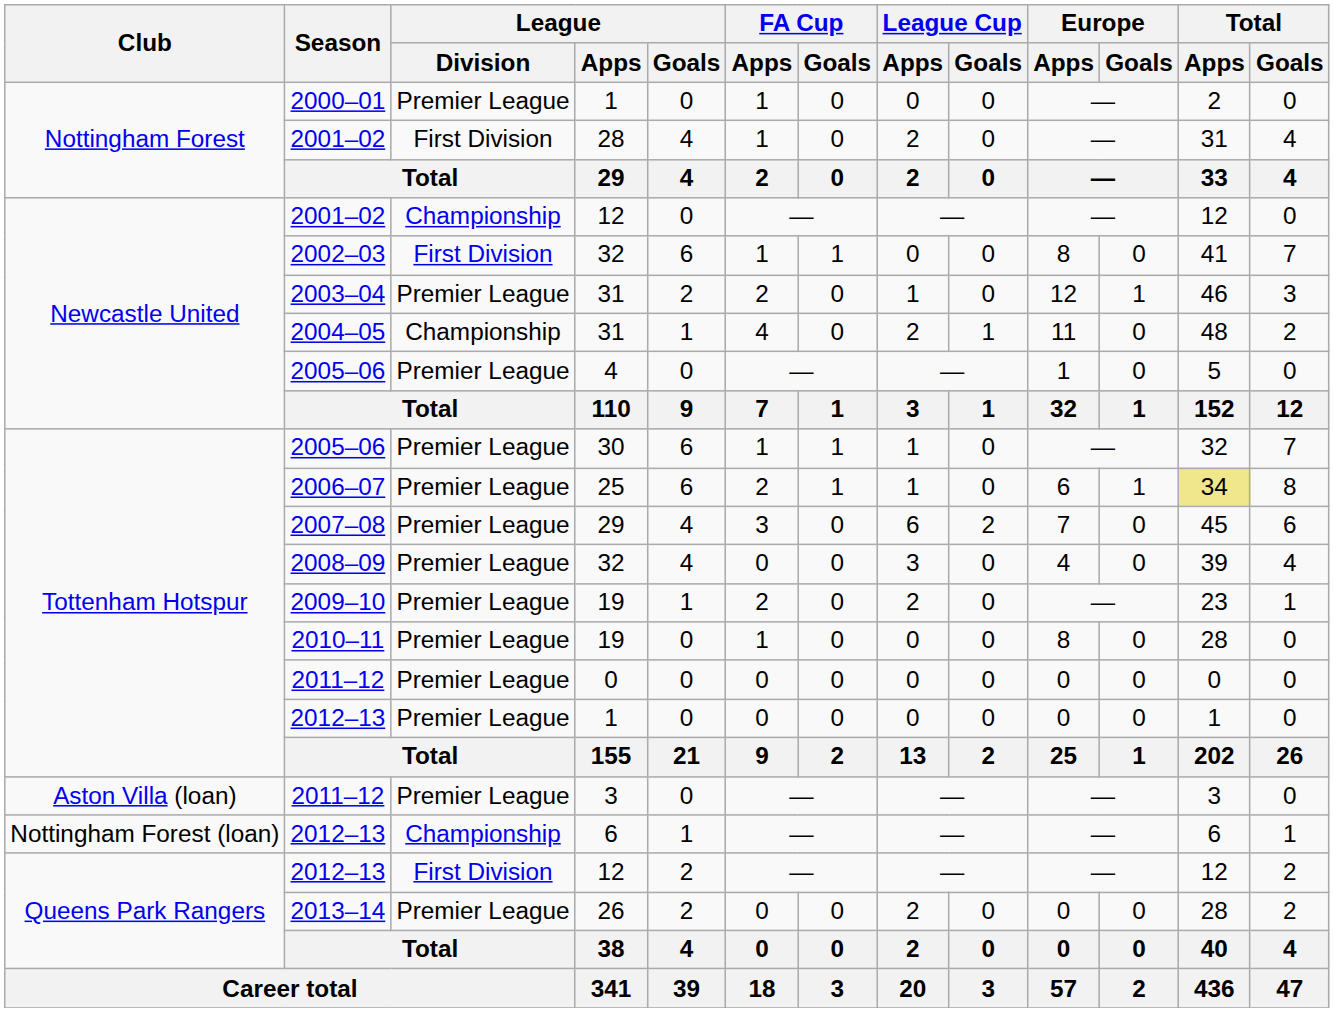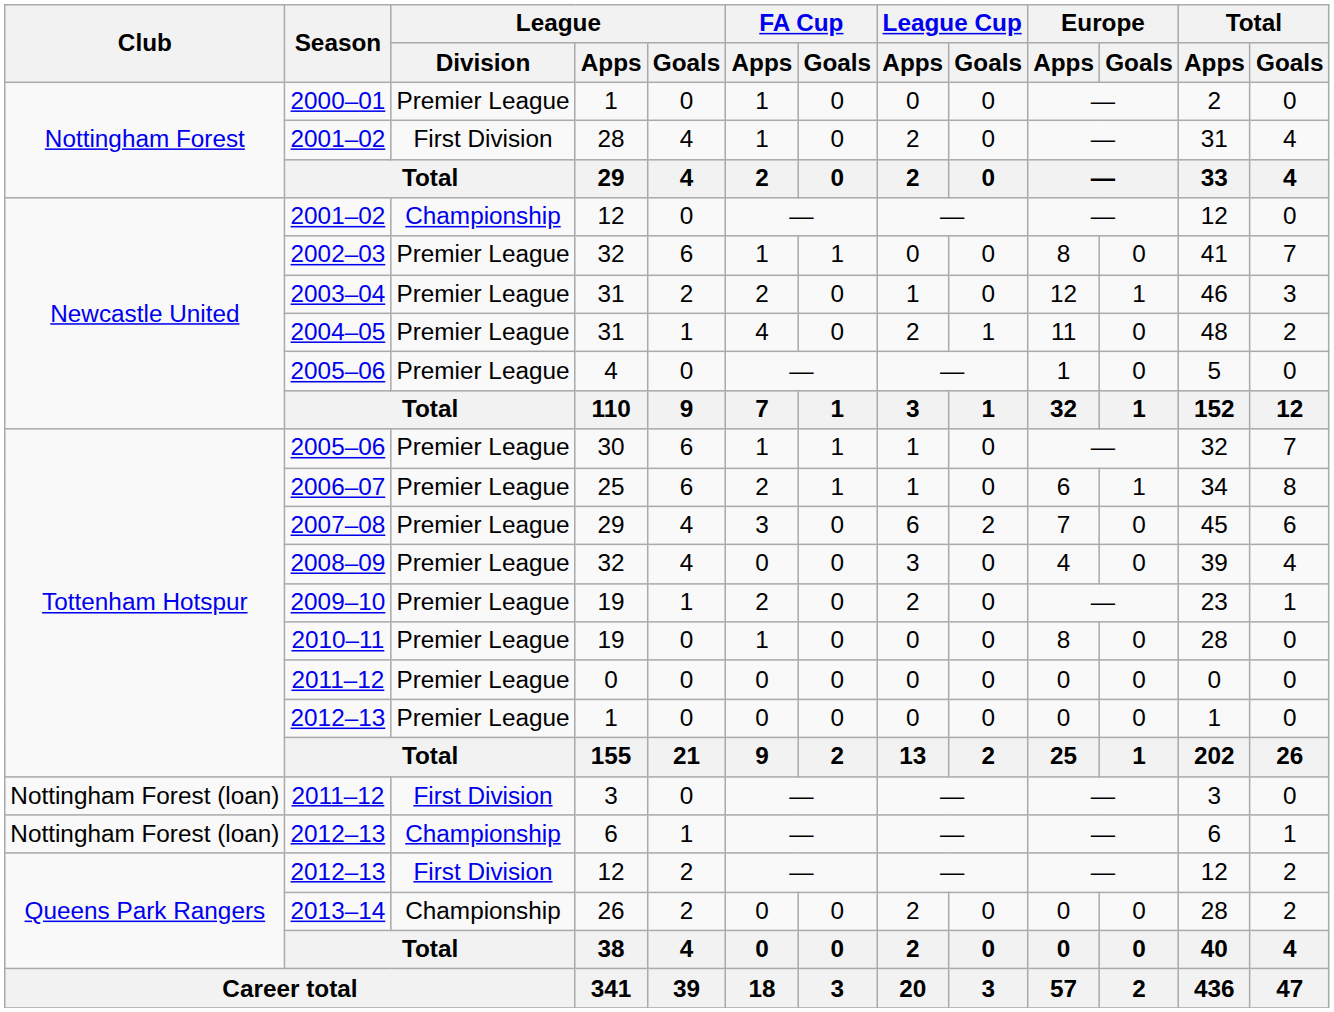(483, 255) First Division -> (483, 255) Premier League
(483, 332) Championship -> (483, 332) Premier League
(1214, 486) khaki background -> (1214, 486) no background
(145, 795) Aston Villa (loan) -> (145, 795) Nottingham Forest (loan)
(483, 795) Premier League -> (483, 795) First Division
(483, 910) Premier League -> (483, 910) Championship
